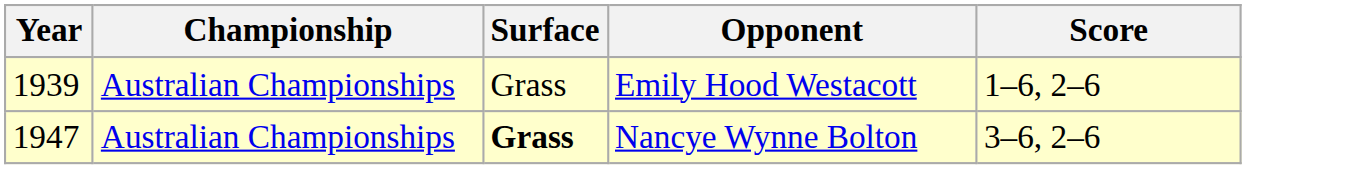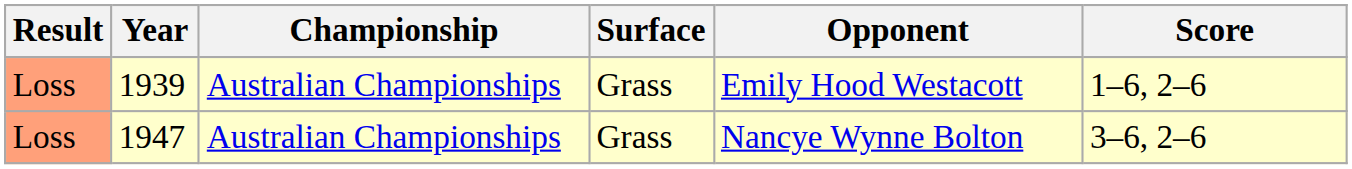+ column: (58, 30)
(532, 136) bold -> (634, 136) normal
